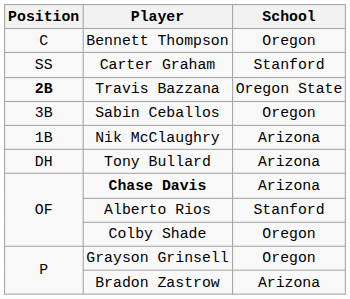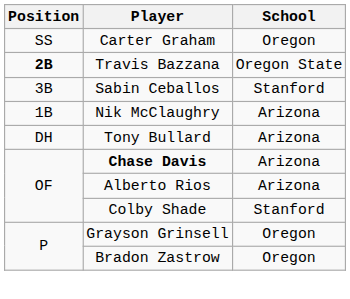- row: (157, 41)
(289, 65) Stanford -> (289, 41) Oregon
(289, 113) Oregon -> (289, 89) Stanford
(289, 210) Stanford -> (289, 186) Arizona
(289, 234) Oregon -> (289, 210) Stanford
(289, 282) Arizona -> (289, 258) Oregon
